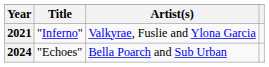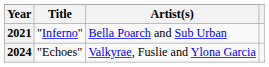(172, 33) Valkyrae, Fuslie and Ylona Garcia -> (158, 33) Bella Poarch and Sub Urban
(158, 52) Bella Poarch and Sub Urban -> (172, 52) Valkyrae, Fuslie and Ylona Garcia
